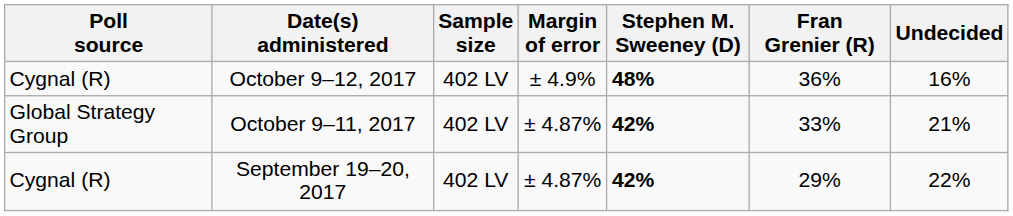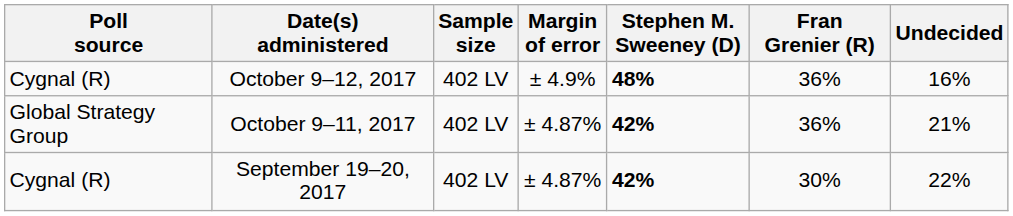(820, 123) 33% -> (820, 123) 36%
(820, 181) 29% -> (820, 181) 30%
